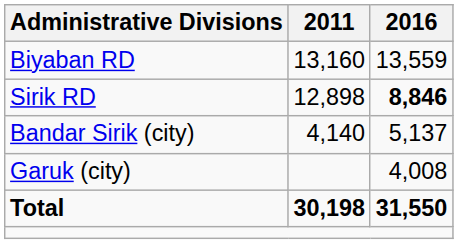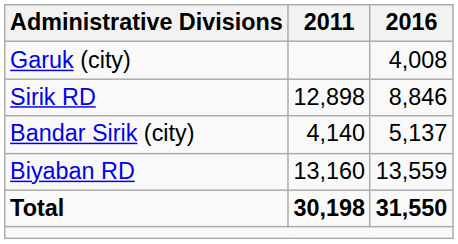rows swapped: (72, 60) <-> (70, 171)
(418, 97) bold -> (418, 97) normal
